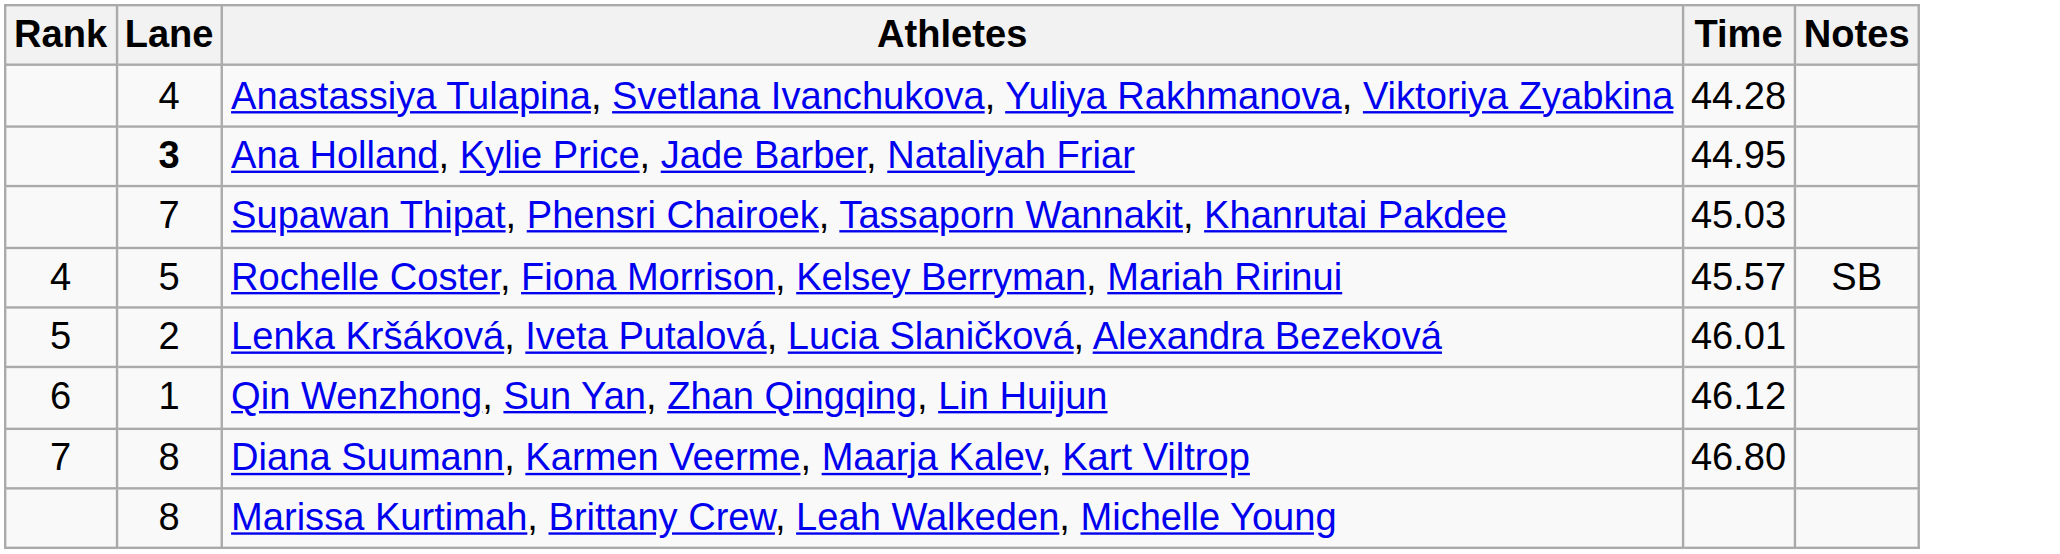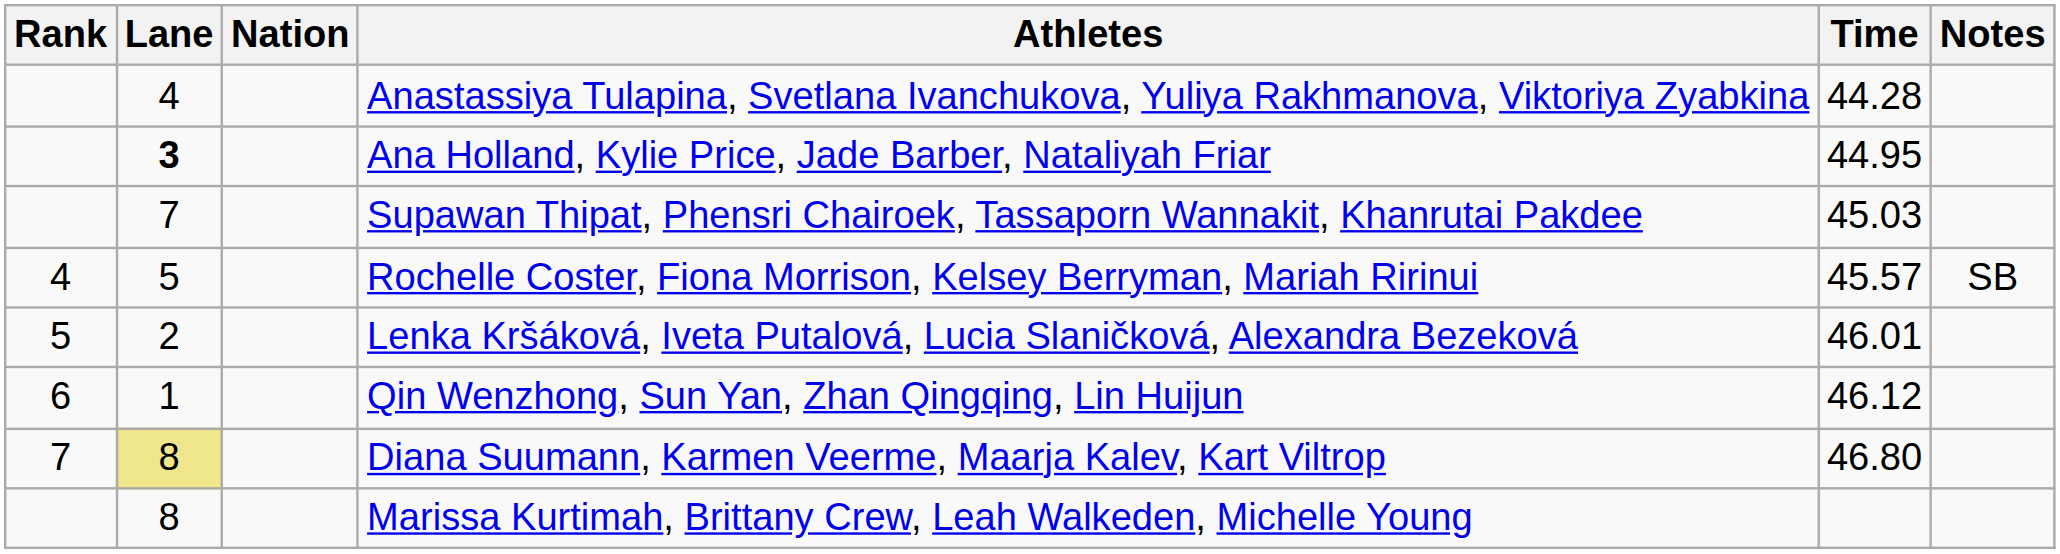+ column: (290, 34)
(169, 457) no background -> (169, 457) khaki background
